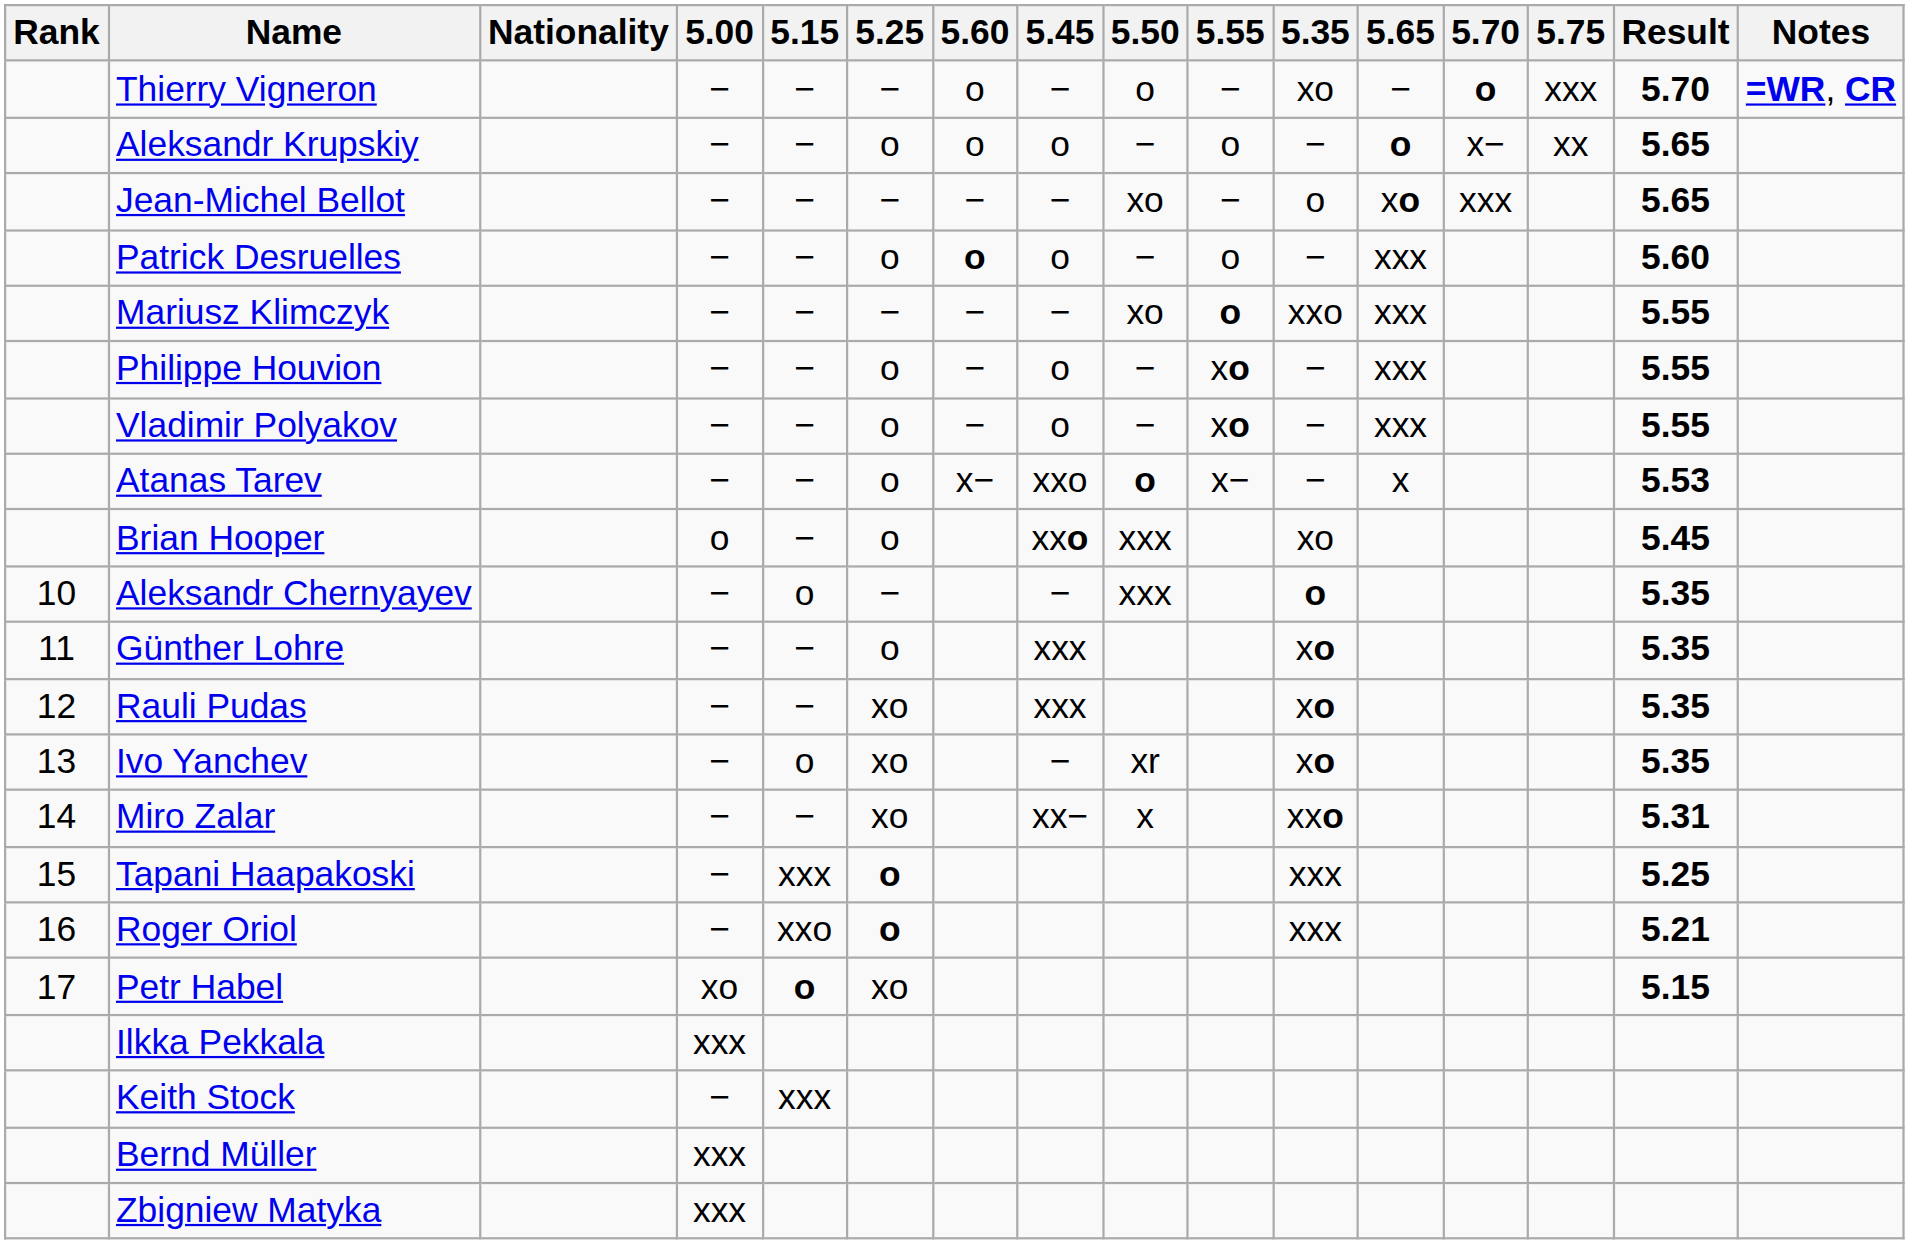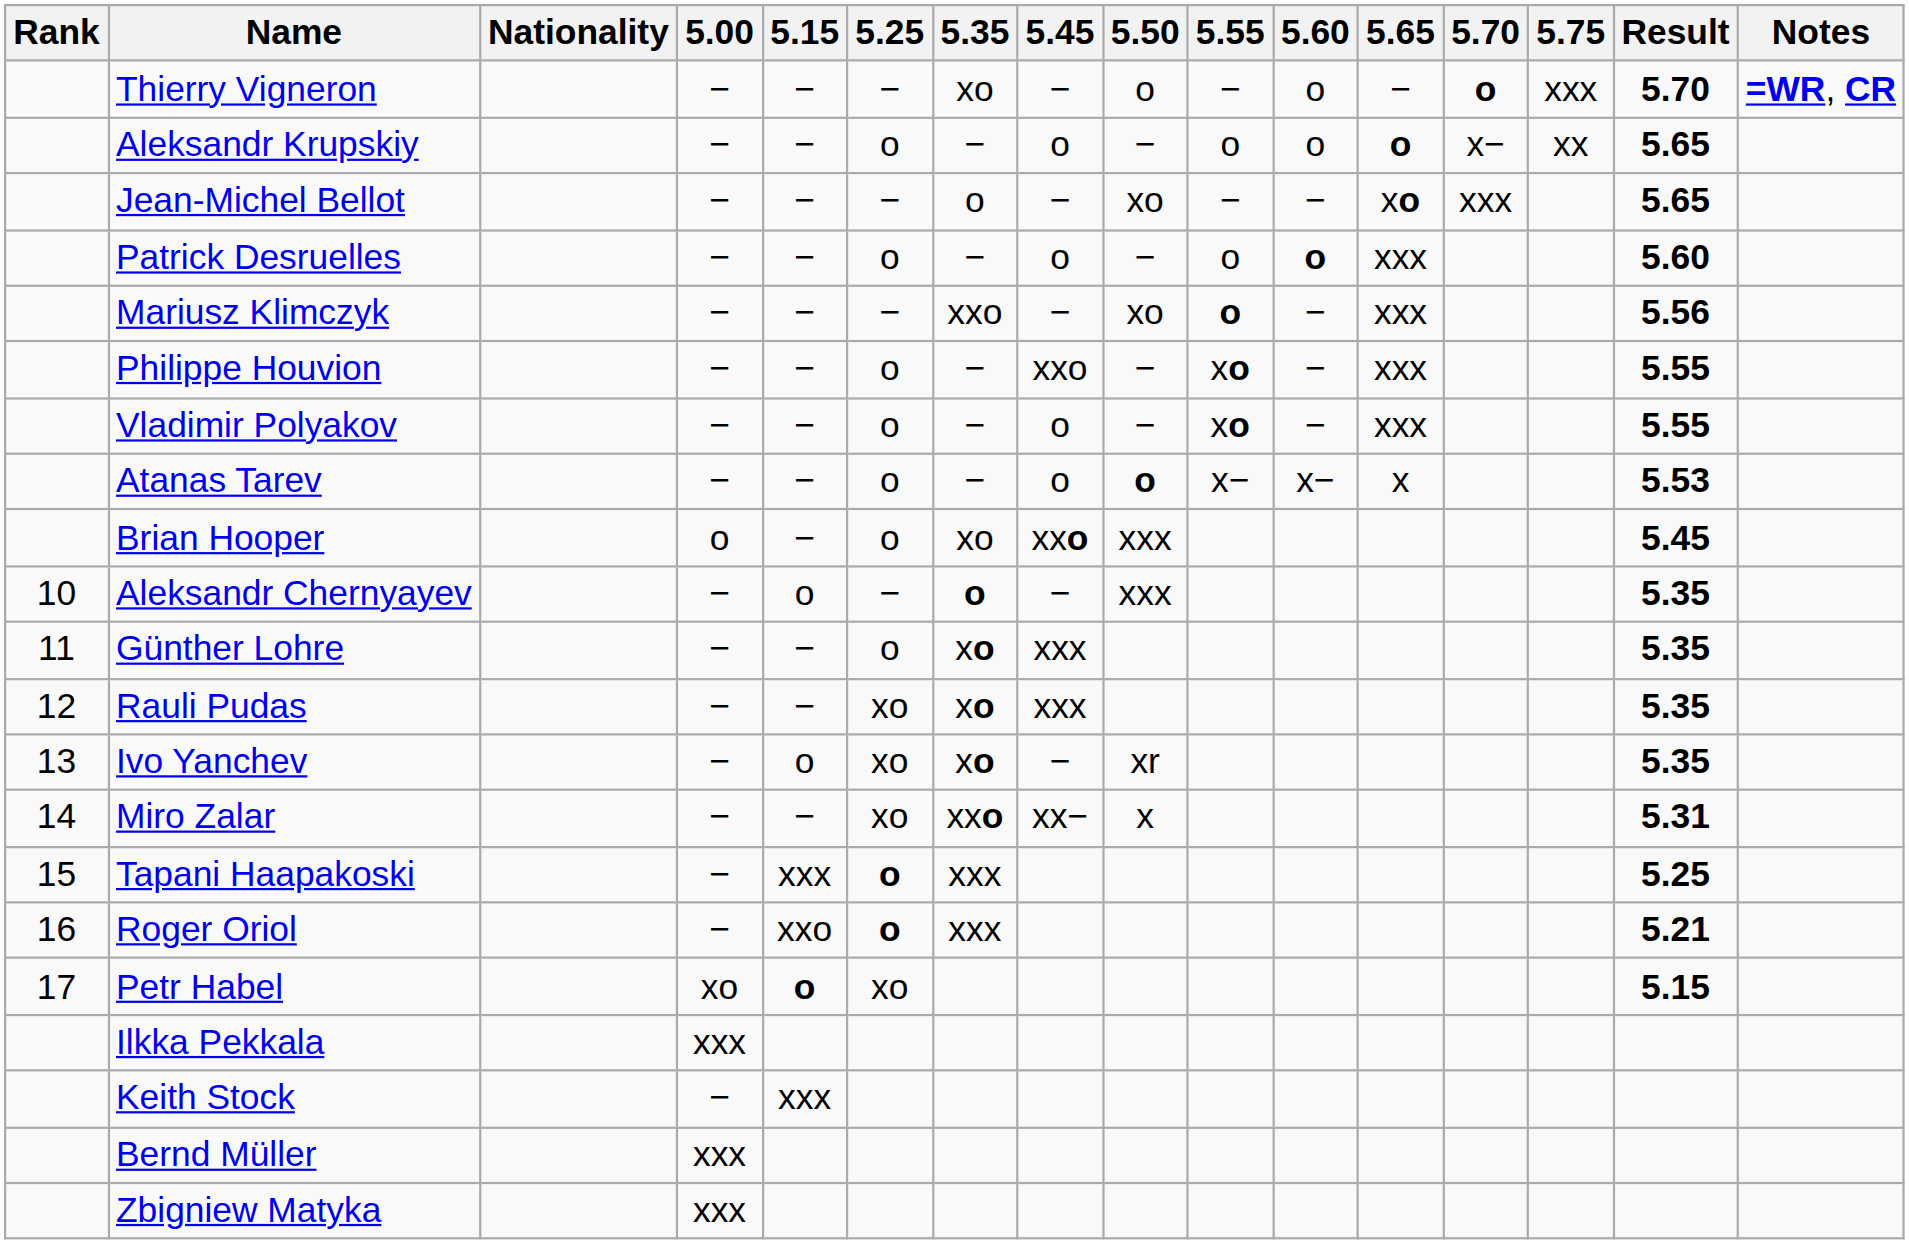columns swapped: (1315, 32) <-> (975, 32)
(1675, 312) 5.55 -> (1675, 312) 5.56
(1060, 369) o -> (1060, 369) xxo
(1060, 481) xxo -> (1060, 481) o
